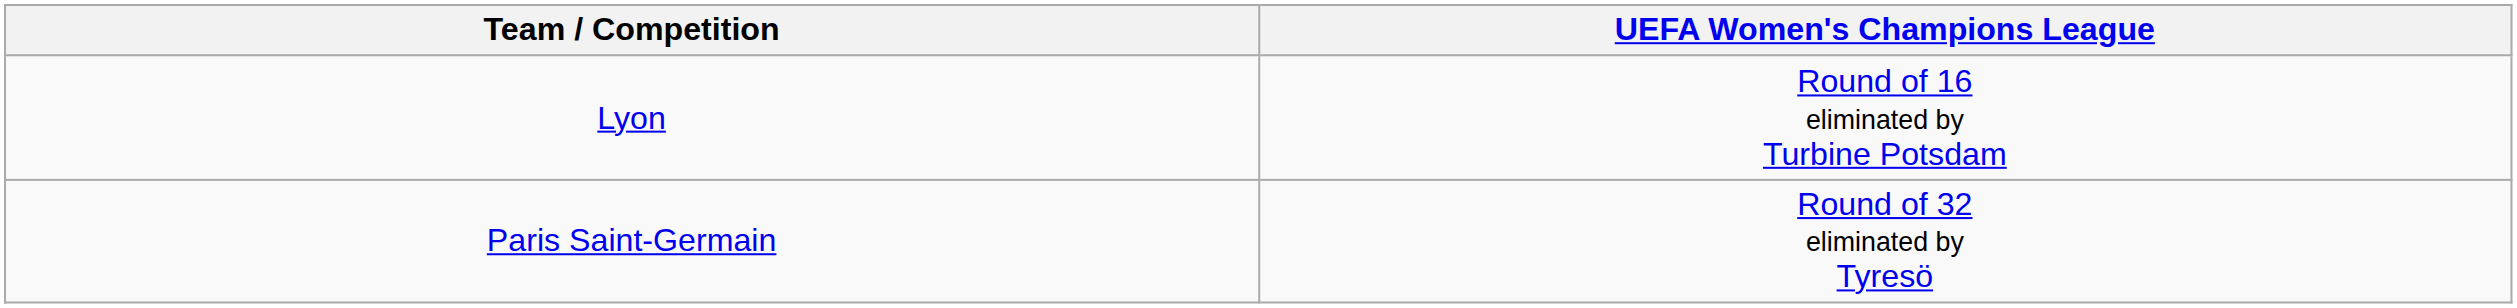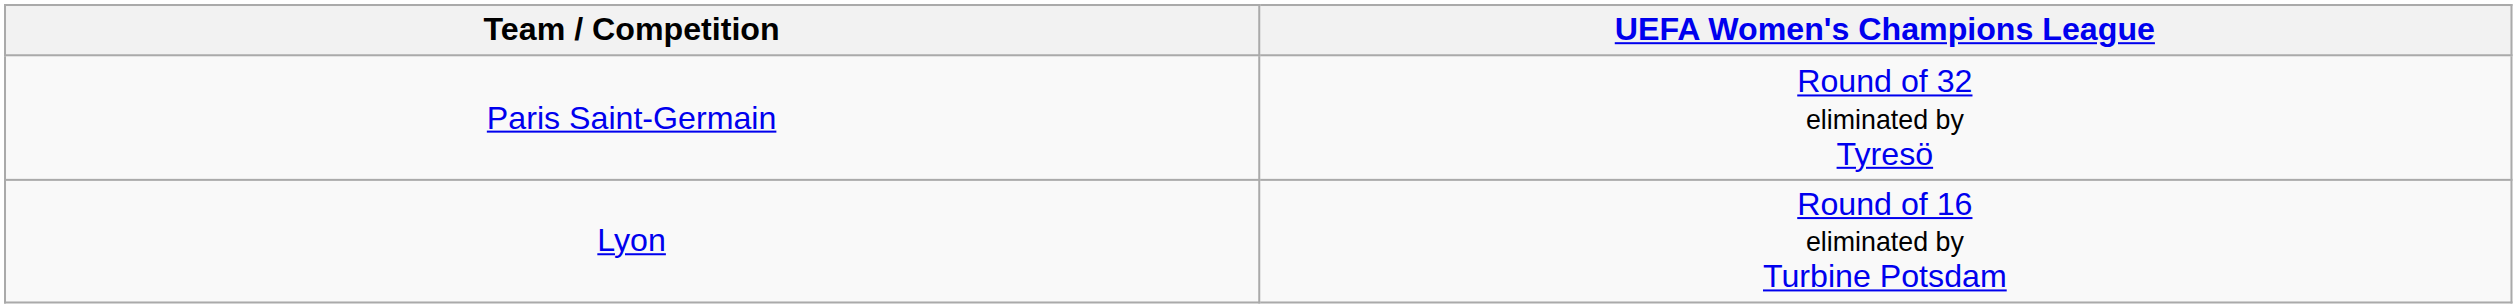rows swapped: (632, 117) <-> (632, 240)
